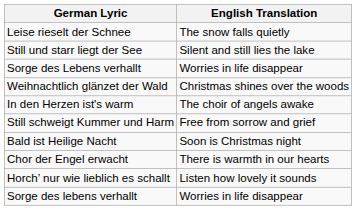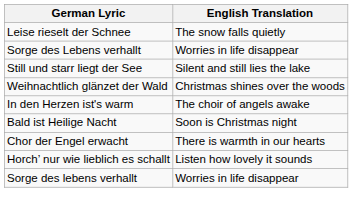rows swapped: (75, 50) <-> (74, 68)
- row: (91, 123)
